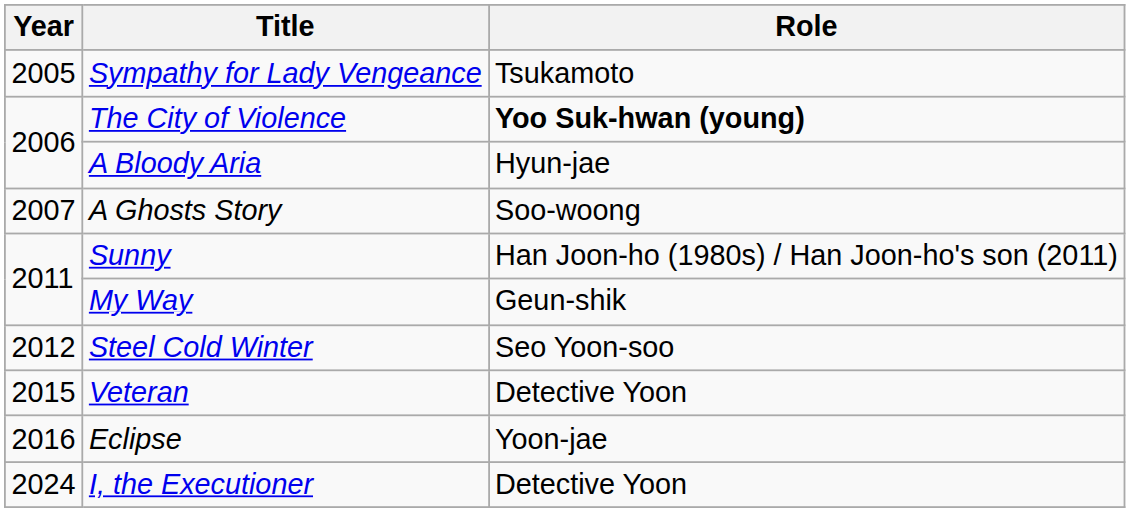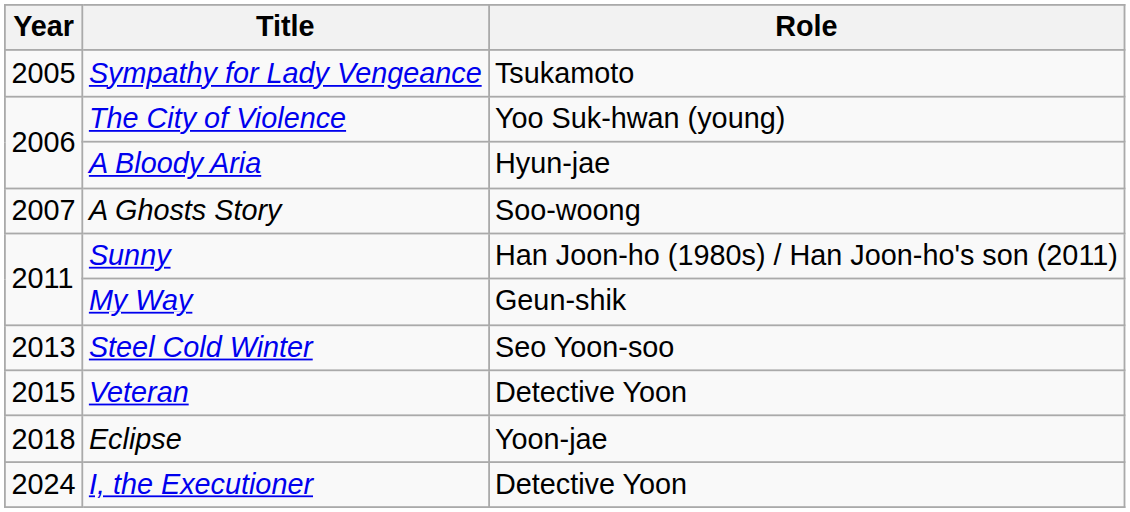(650, 118) bold -> (640, 118) normal
(44, 347) 2012 -> (44, 347) 2013
(44, 438) 2016 -> (44, 438) 2018
